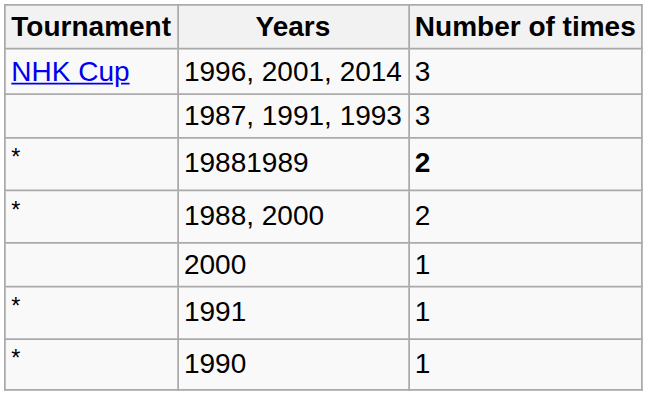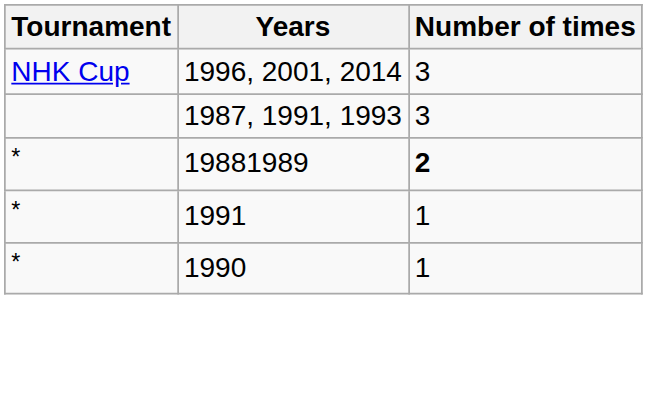- row: (254, 215)
- row: (215, 263)
